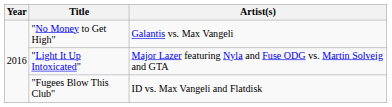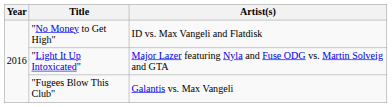(182, 34) Galantis vs. Max Vangeli -> (197, 34) ID vs. Max Vangeli and Flatdisk
(197, 88) ID vs. Max Vangeli and Flatdisk -> (182, 88) Galantis vs. Max Vangeli
